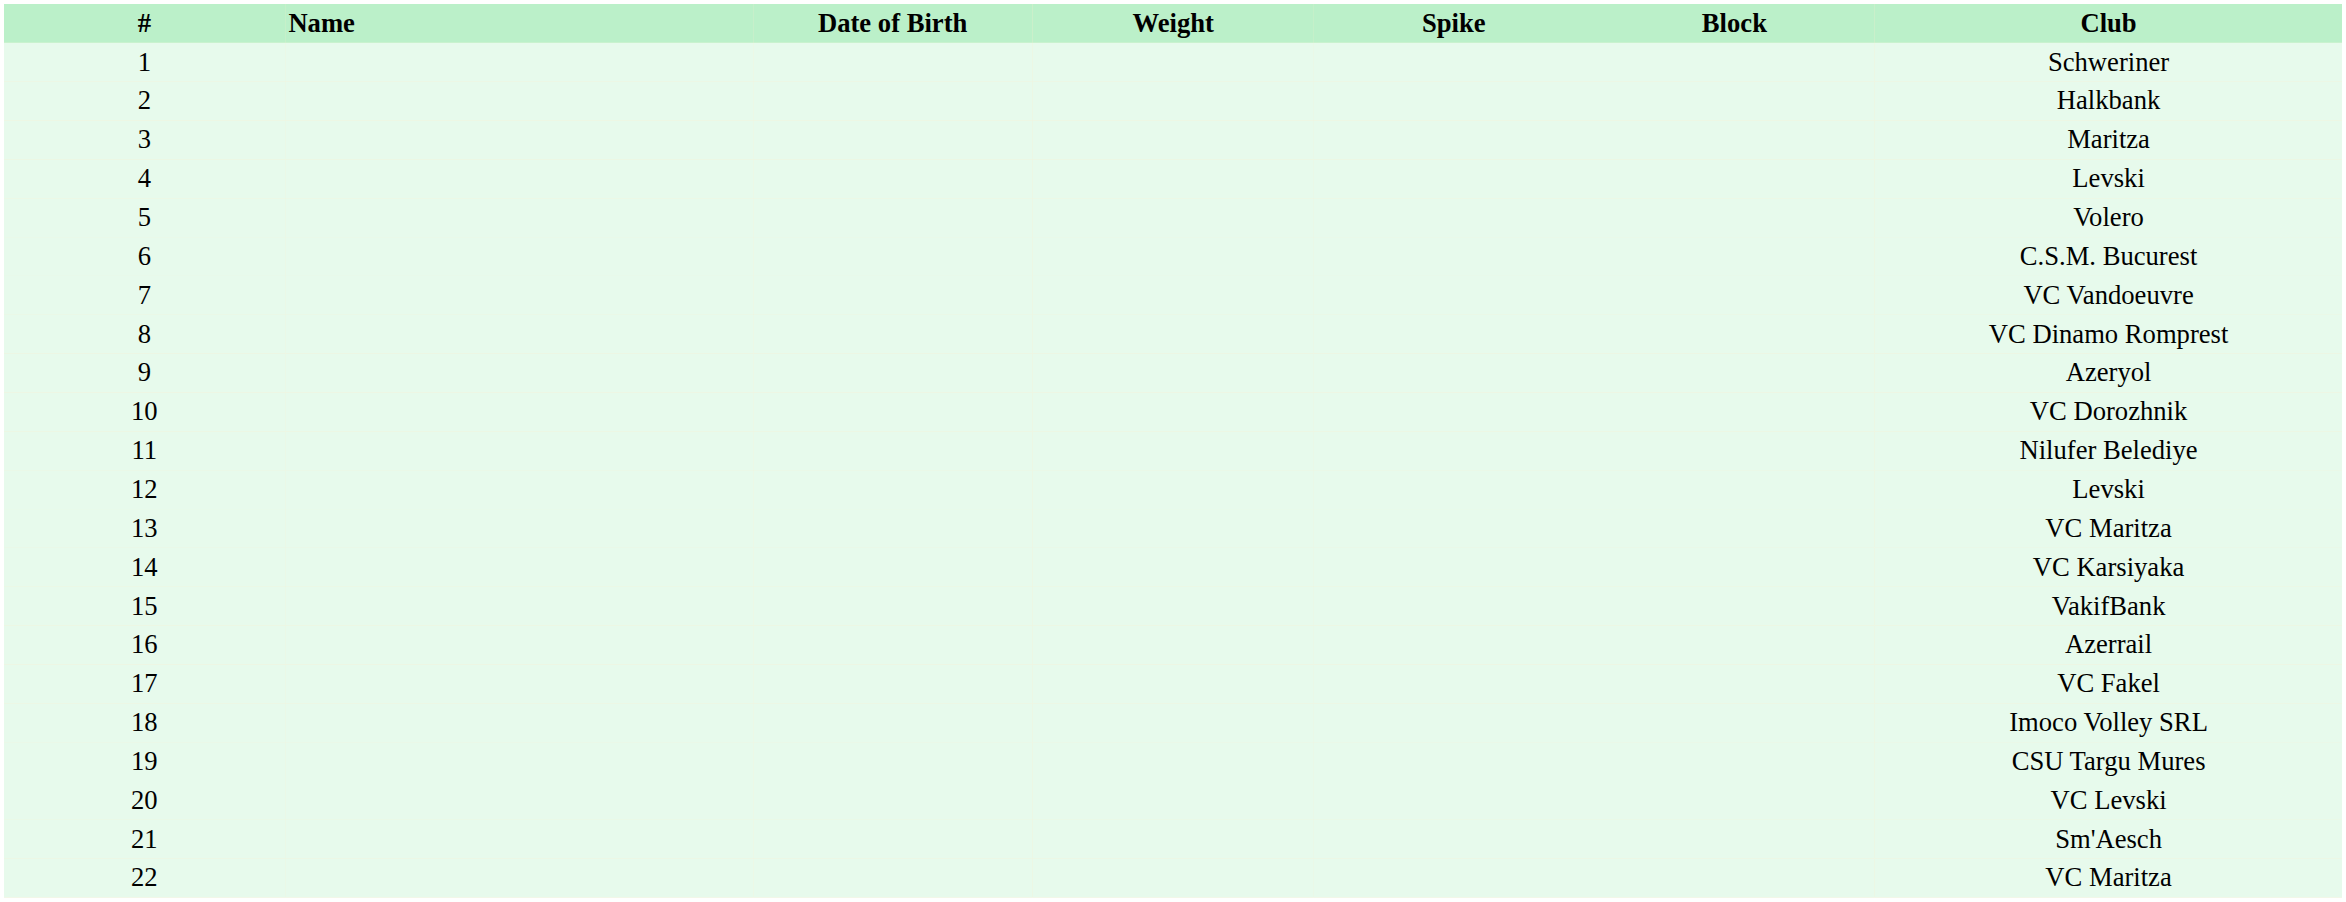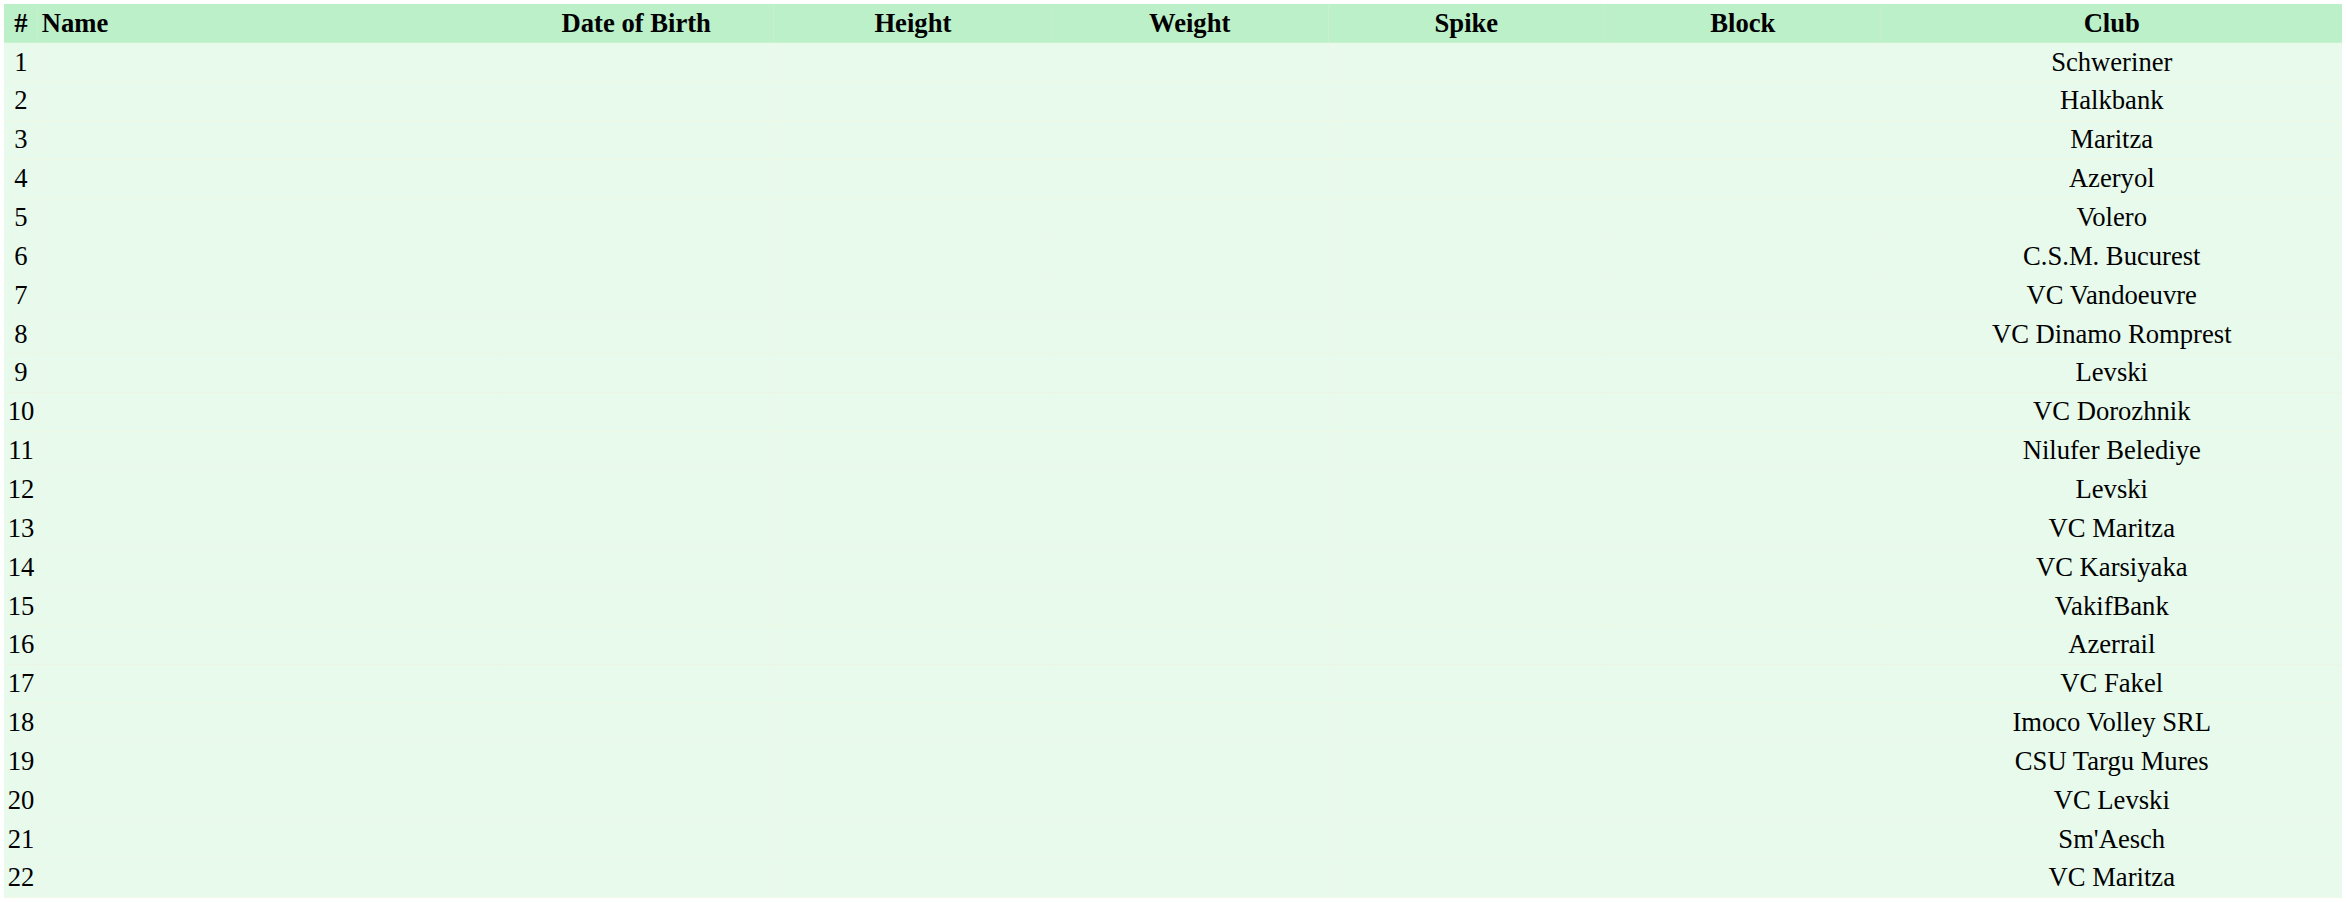+ column: (913, 22)
(2109, 178) Levski -> (2112, 178) Azeryol
(2109, 372) Azeryol -> (2112, 372) Levski
